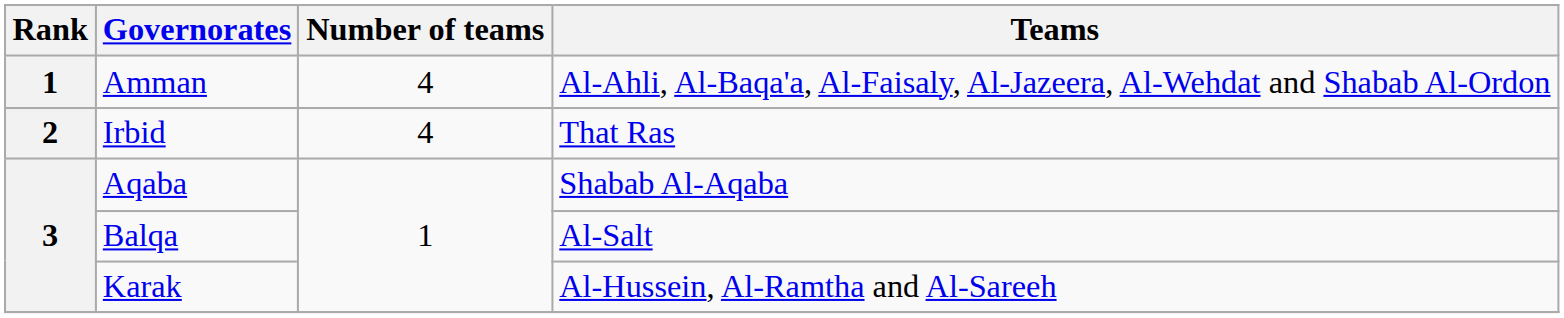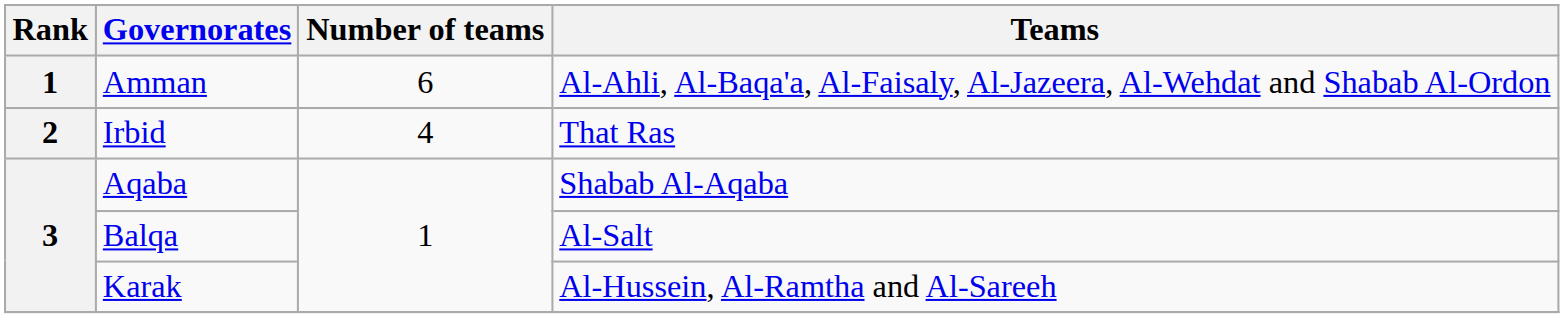(425, 81) 4 -> (425, 81) 6
